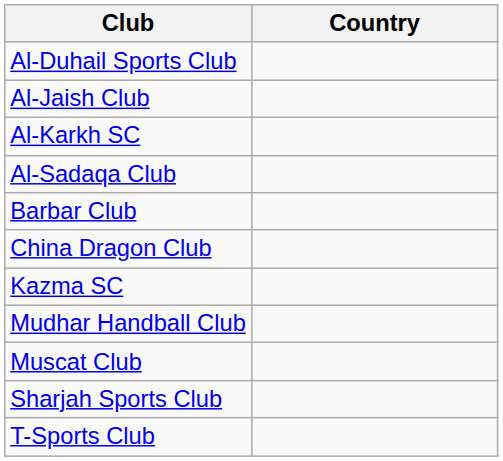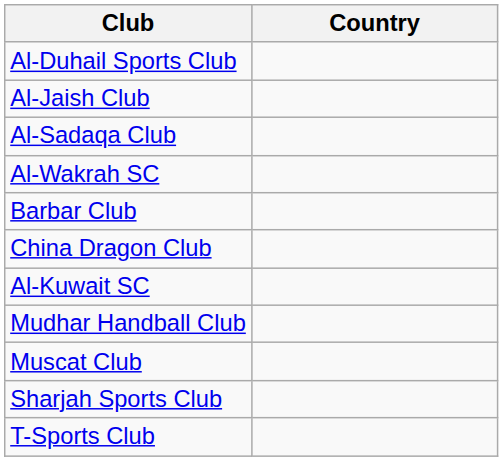- row: (75, 135)
+ row: (85, 173)
- row: (67, 286)
+ row: (80, 286)
